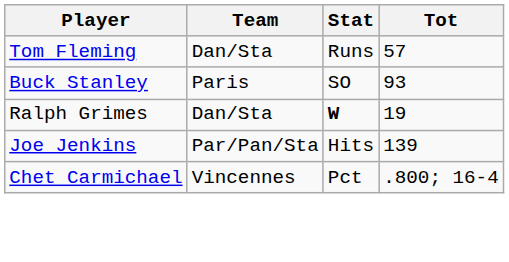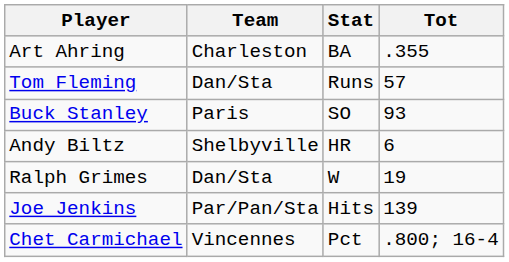+ row: (67, 52)
+ row: (67, 146)
(334, 114) bold -> (334, 177) normal
